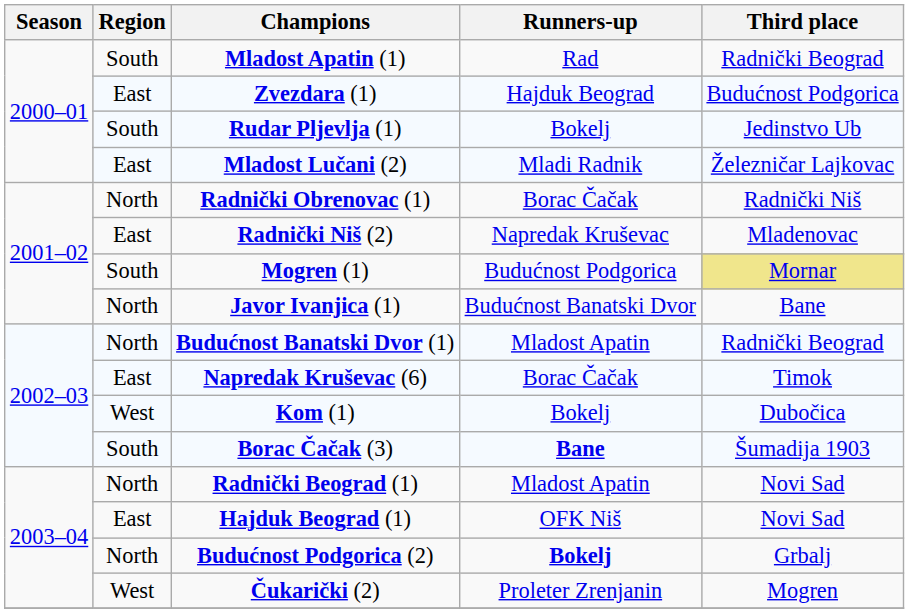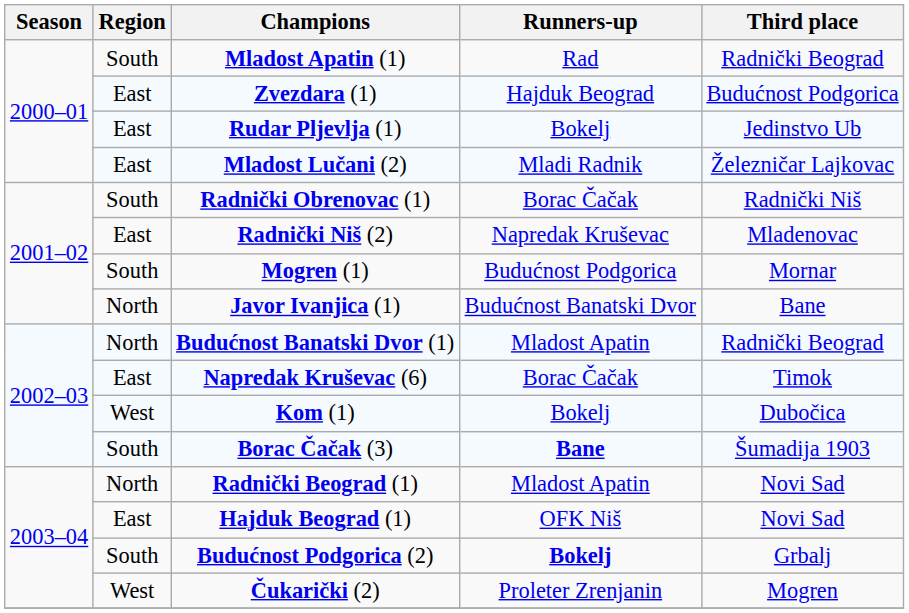(132, 128) South -> (132, 128) East
(132, 199) North -> (132, 199) South
(803, 270) khaki background -> (803, 270) no background
(132, 555) North -> (132, 555) South
